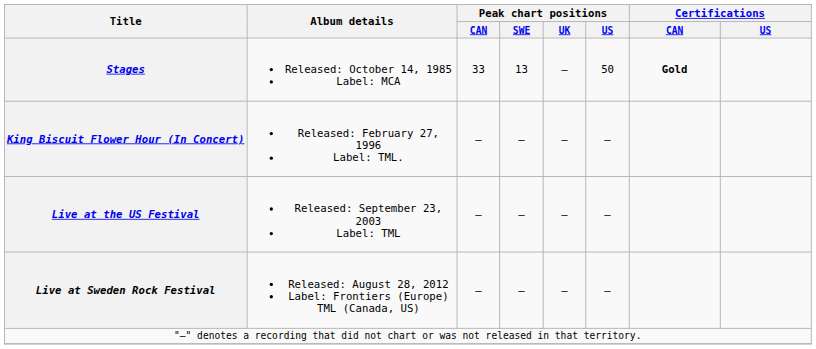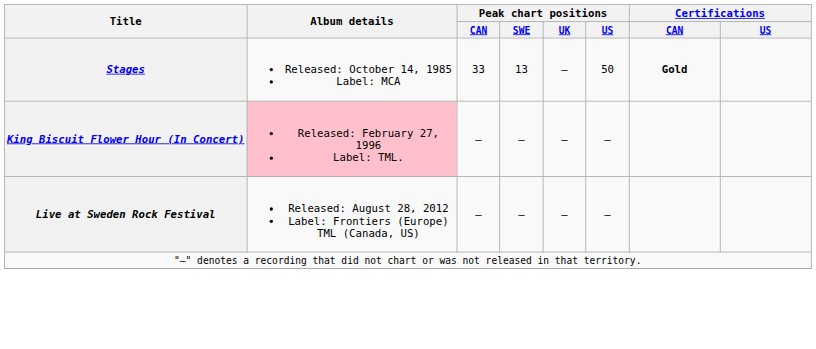(352, 145) no background -> (352, 145) pink background
- row: (126, 215)
